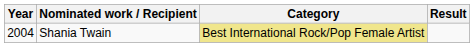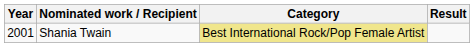(20, 33) 2004 -> (20, 33) 2001
